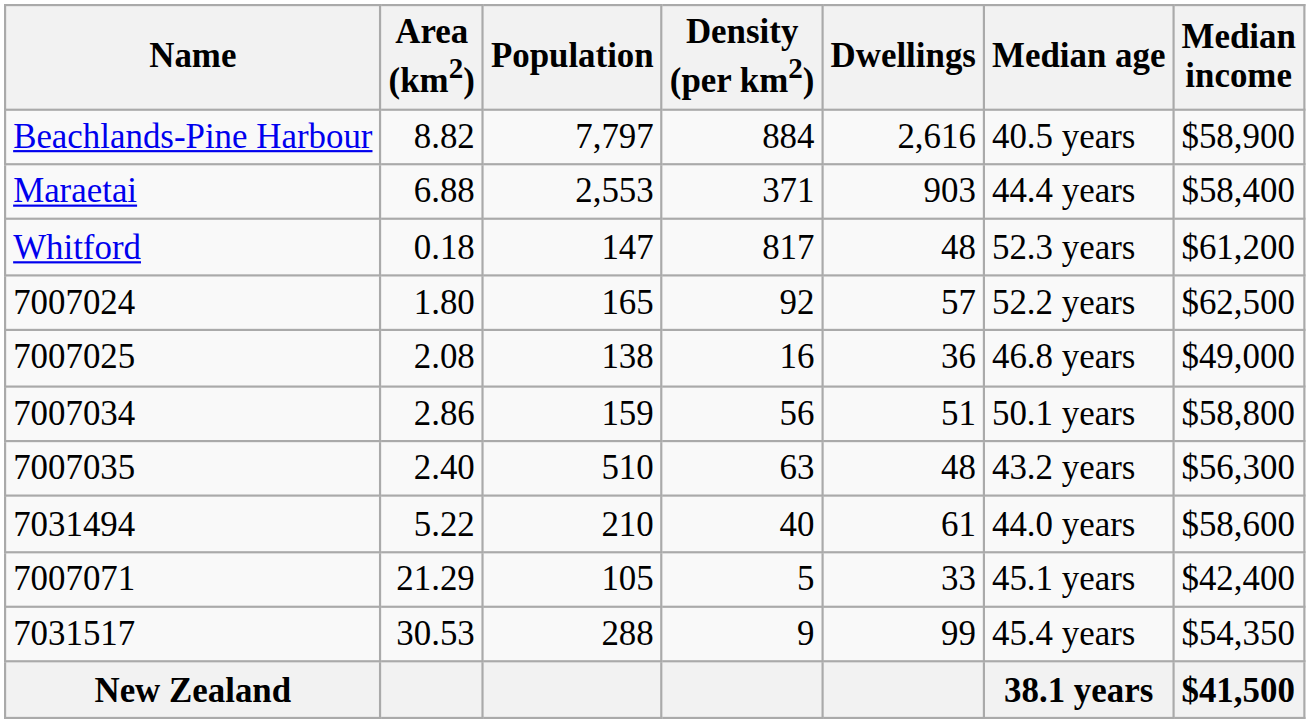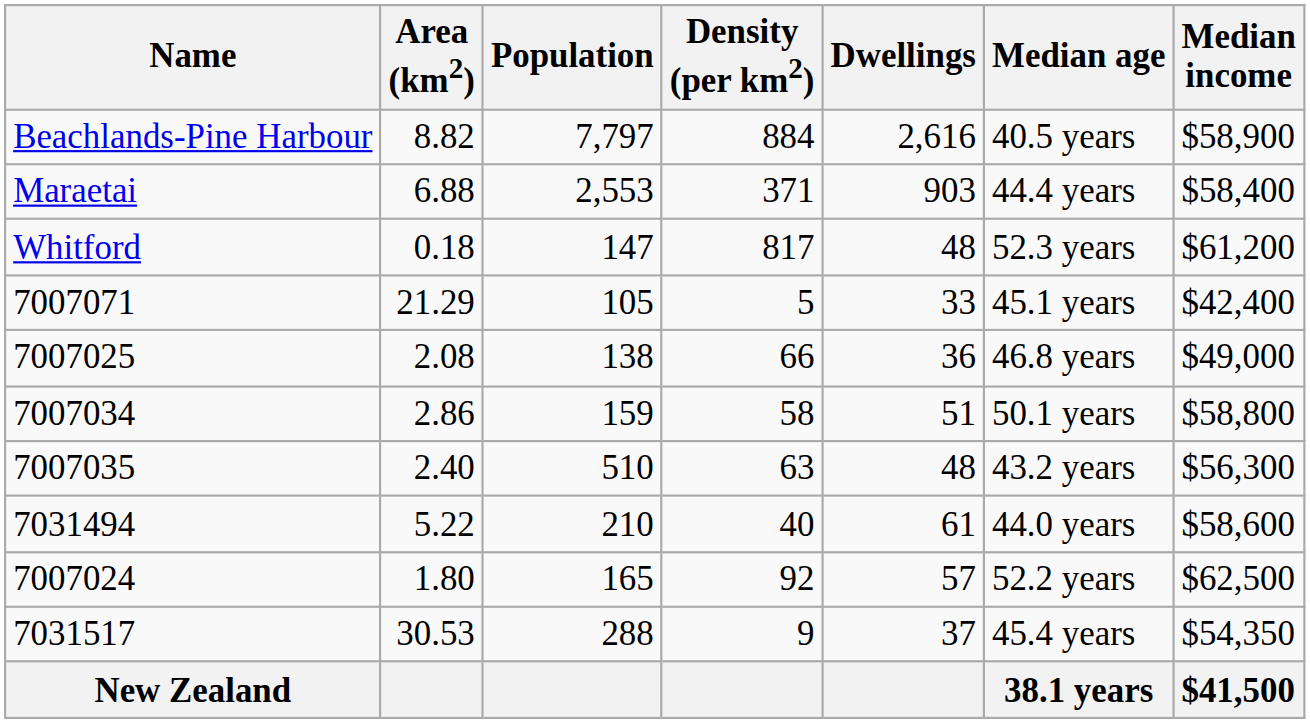rows swapped: (74, 302) <-> (74, 578)
(797, 357) 16 -> (797, 357) 66
(797, 412) 56 -> (797, 412) 58
(958, 634) 99 -> (958, 634) 37
